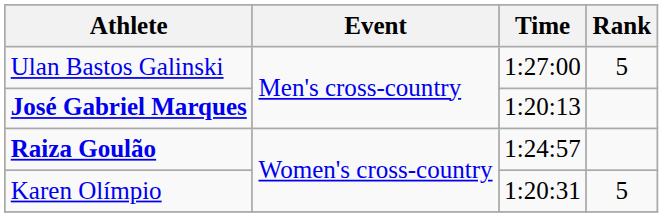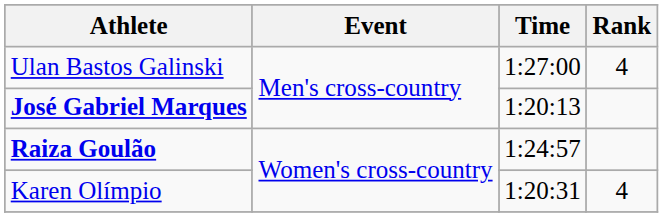(622, 66) 5 -> (622, 66) 4
(622, 190) 5 -> (622, 190) 4
